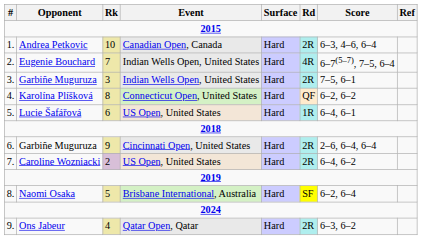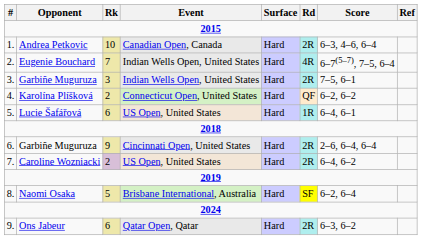(108, 96) 8 -> (108, 96) 2
(108, 226) 4 -> (108, 226) 6
